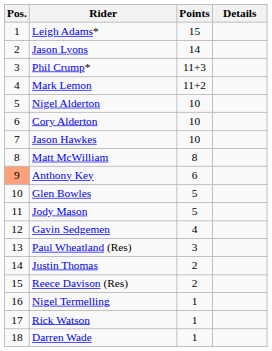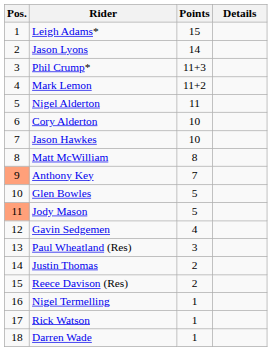(194, 103) 10 -> (194, 103) 11
(194, 175) 6 -> (194, 175) 7
(17, 211) no background -> (17, 211) lightsalmon background
